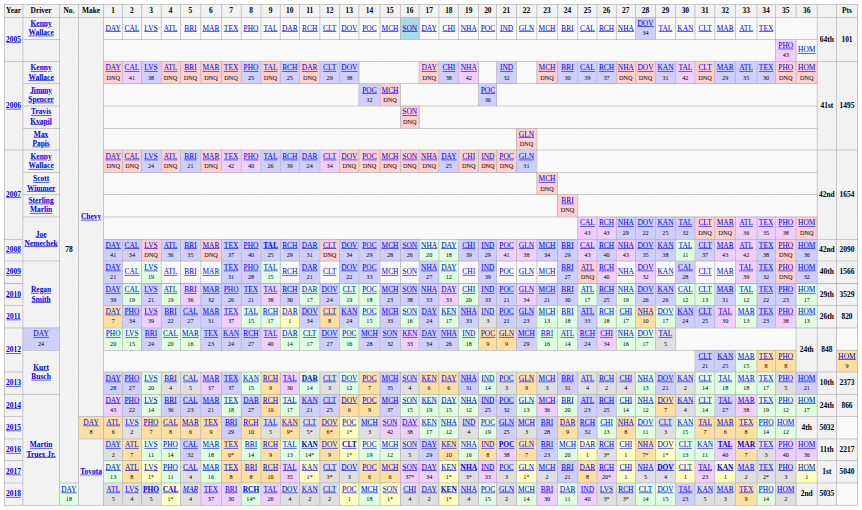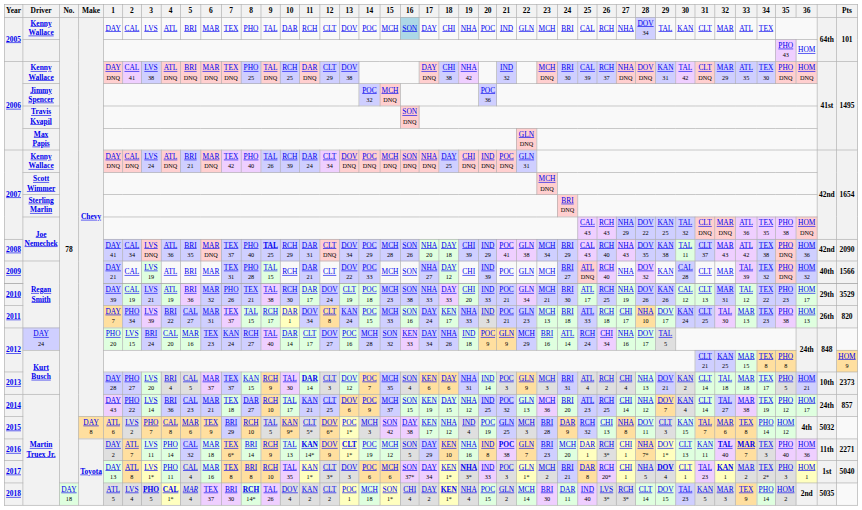(847, 405) 866 -> (847, 405) 857
(847, 449) 2217 -> (847, 449) 2271
